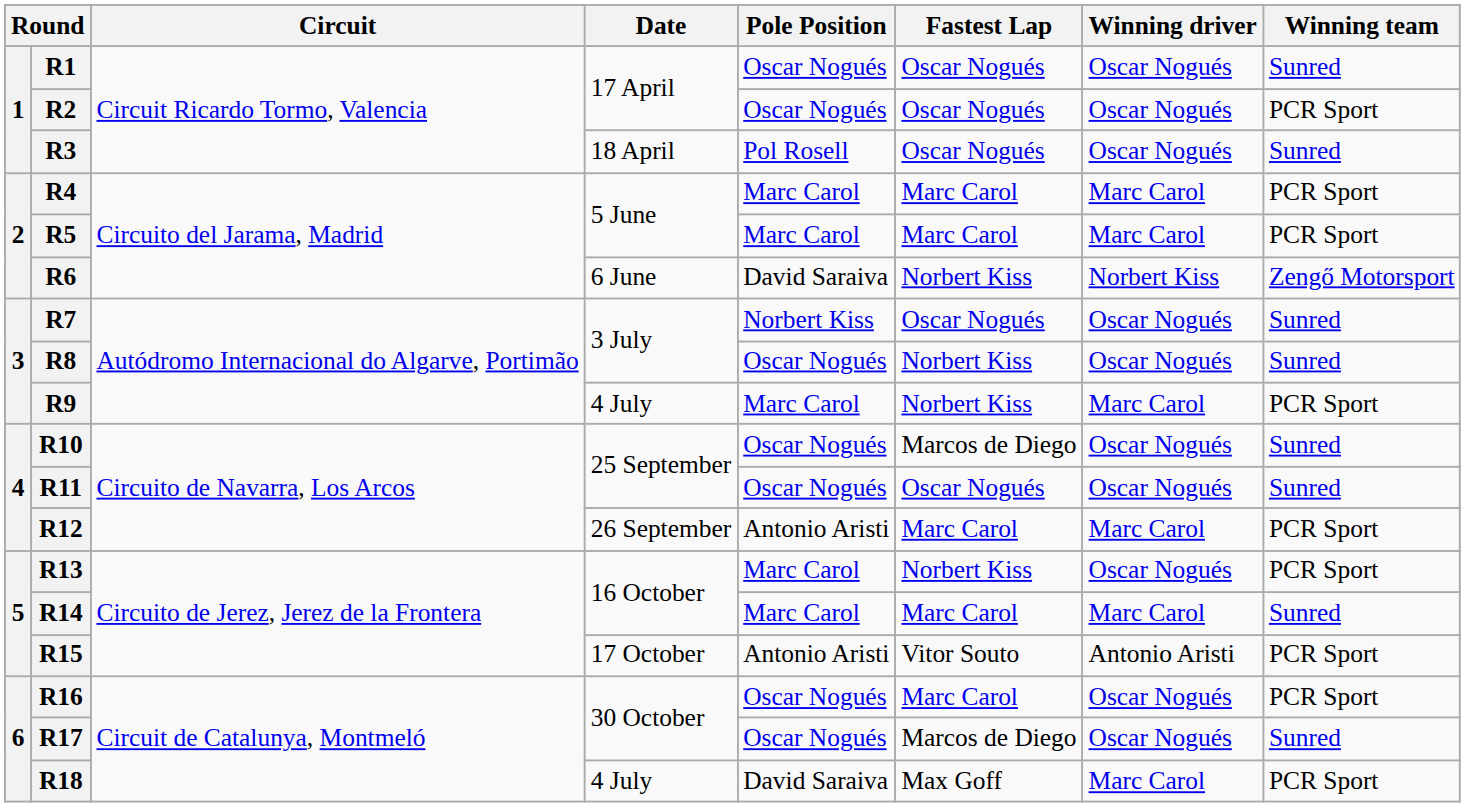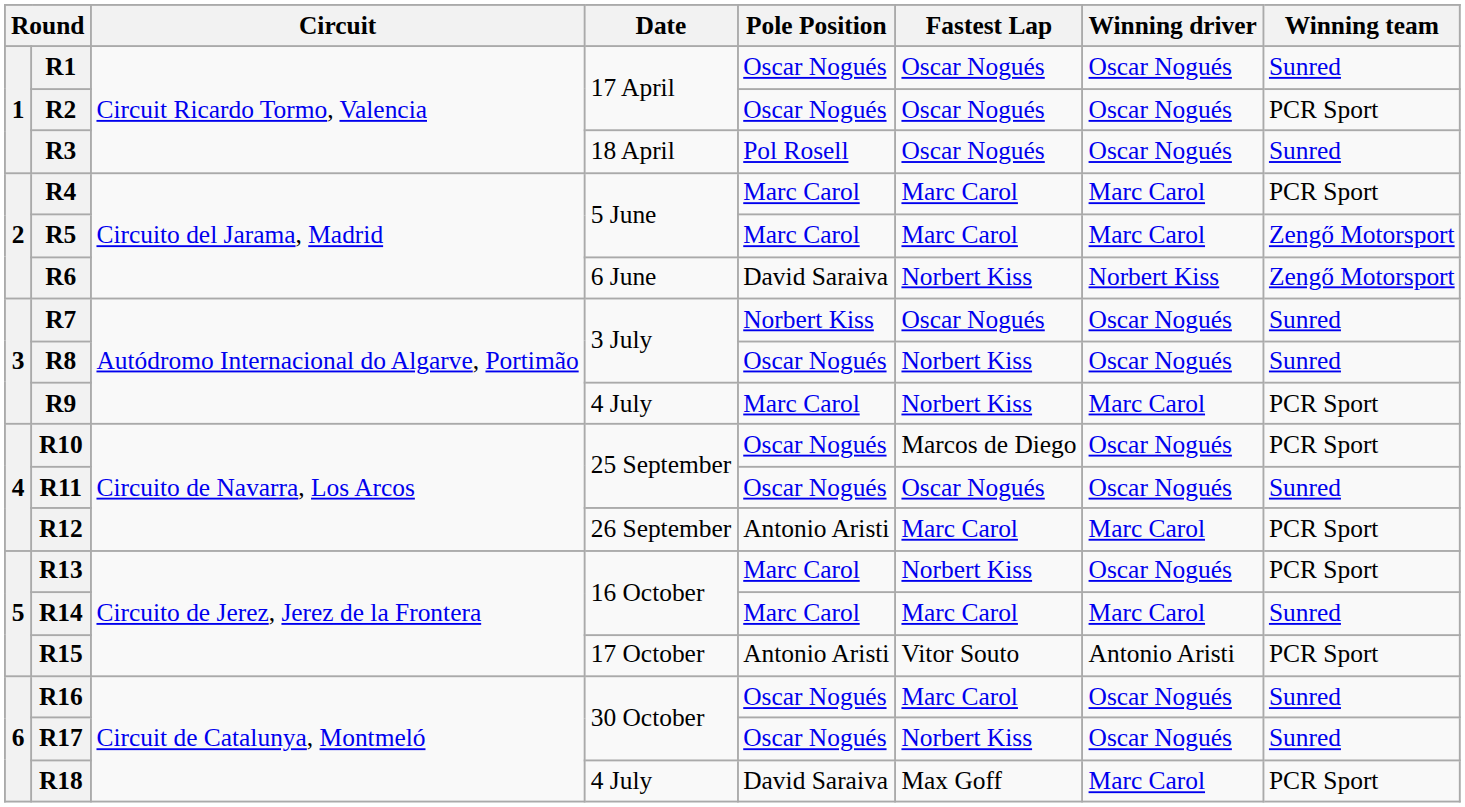(1324, 234) PCR Sport -> (1362, 234) Zengő Motorsport
(1305, 444) Sunred -> (1324, 444) PCR Sport
(1324, 696) PCR Sport -> (1305, 696) Sunred
(989, 738) Marcos de Diego -> (967, 738) Norbert Kiss
